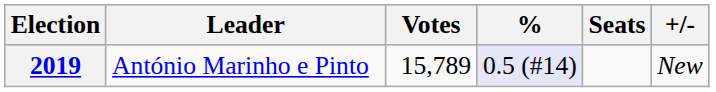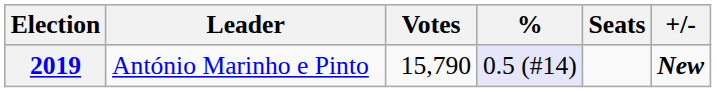(436, 65) 15,789 -> (436, 65) 15,790
(680, 65) normal -> (681, 65) bold
